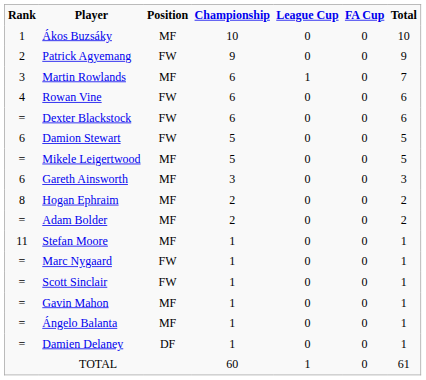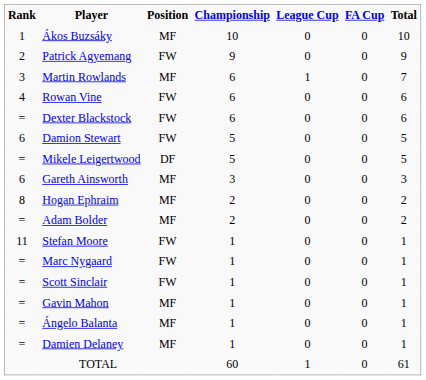(168, 159) MF -> (168, 159) DF
(168, 241) MF -> (168, 241) FW
(168, 343) DF -> (168, 343) MF
